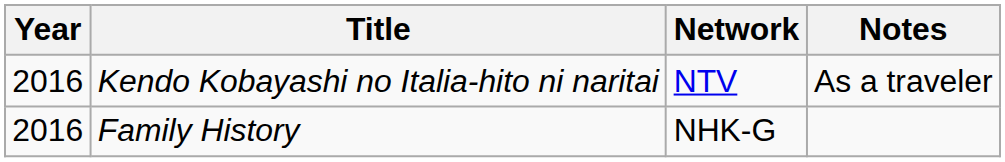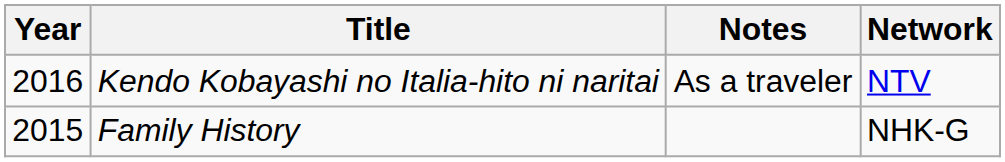columns swapped: (736, 29) <-> (903, 29)
(48, 130) 2016 -> (48, 130) 2015
